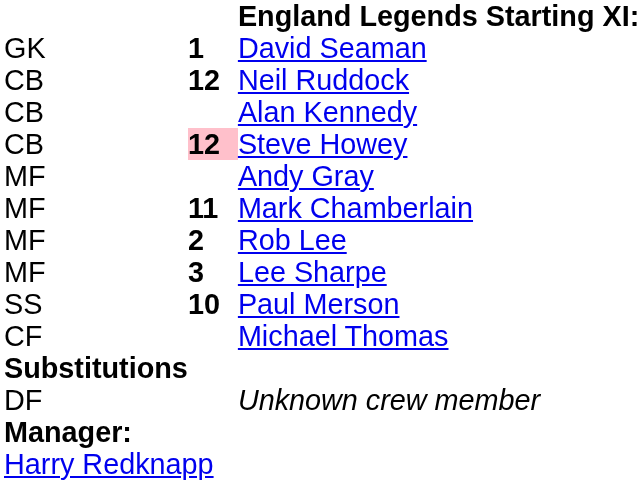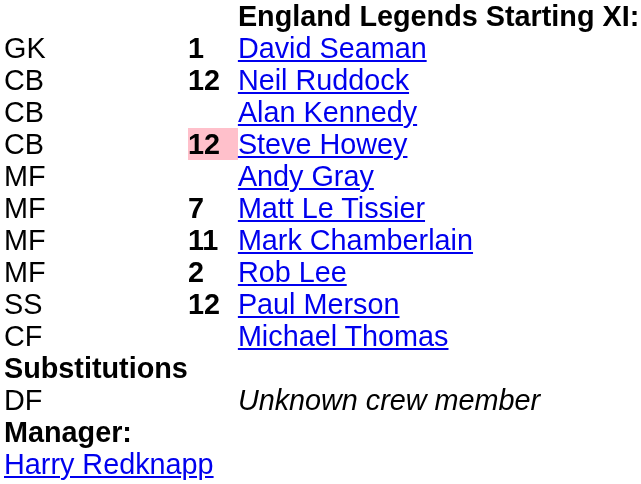+ row: (25, 208)
- row: (25, 272)
(204, 304) 10 -> (204, 304) 12
